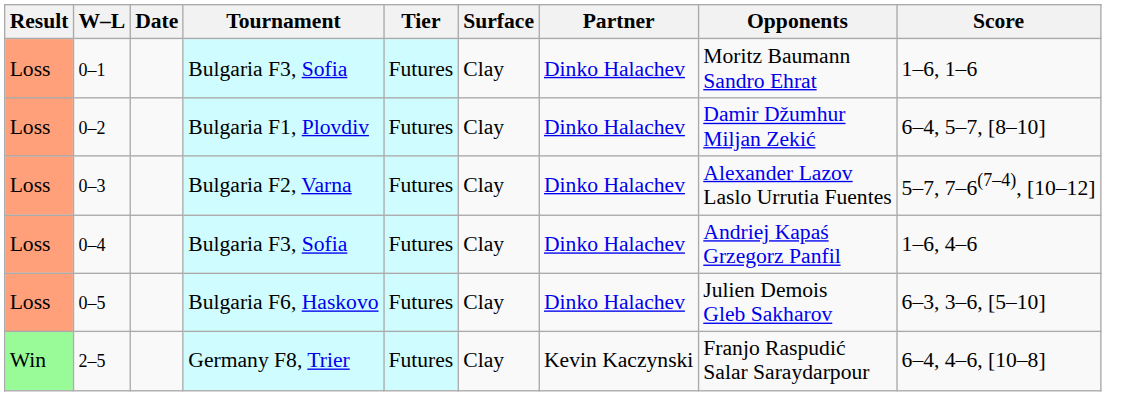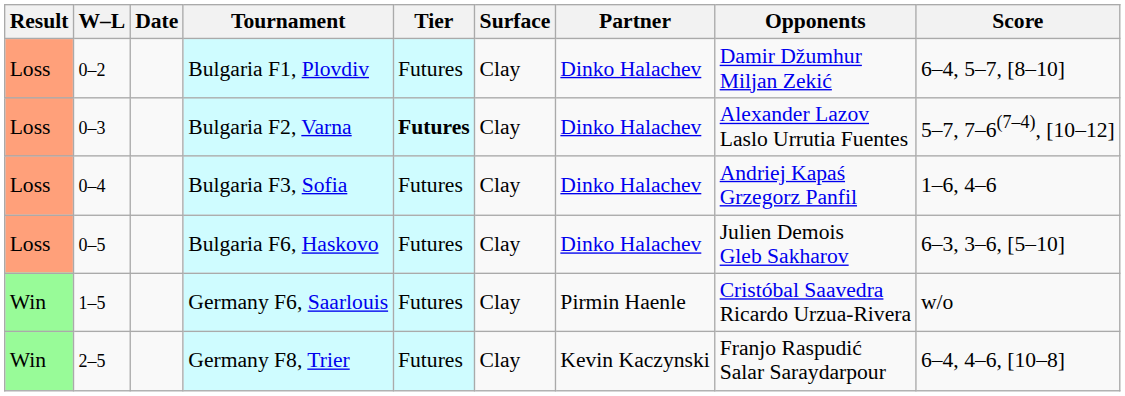- row: (92, 69)
(421, 185) normal -> (434, 126) bold
+ row: (92, 303)
